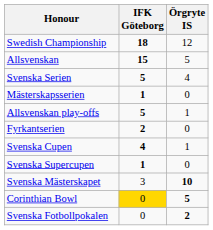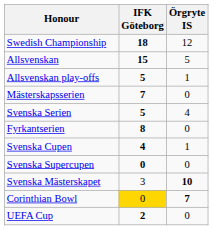rows swapped: (53, 112) <-> (39, 77)
(143, 95) 1 -> (143, 95) 7
(143, 129) 2 -> (143, 129) 8
(143, 164) 1 -> (143, 164) 0
(187, 199) 5 -> (187, 199) 7
- row: (57, 216)
+ row: (30, 216)
